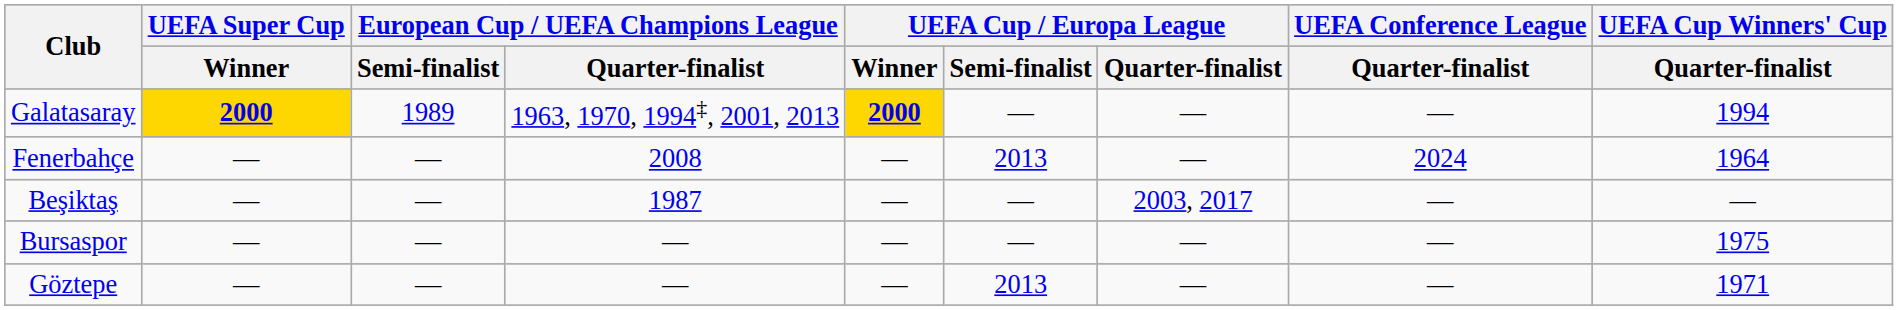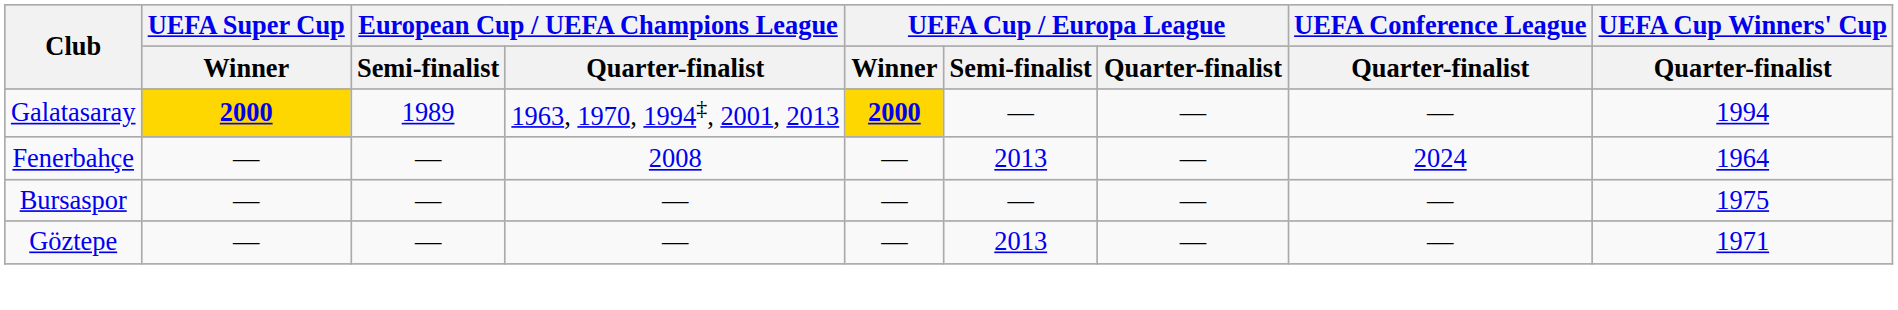- row: (73, 200)
